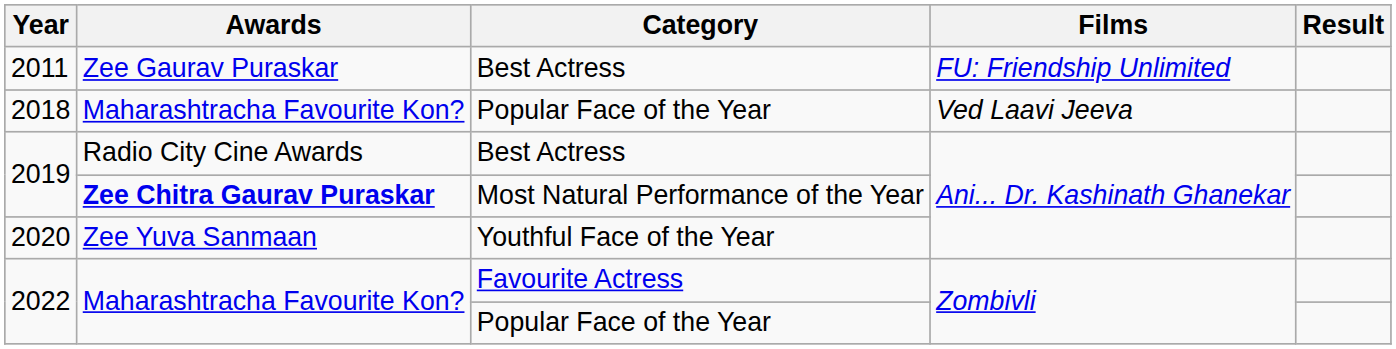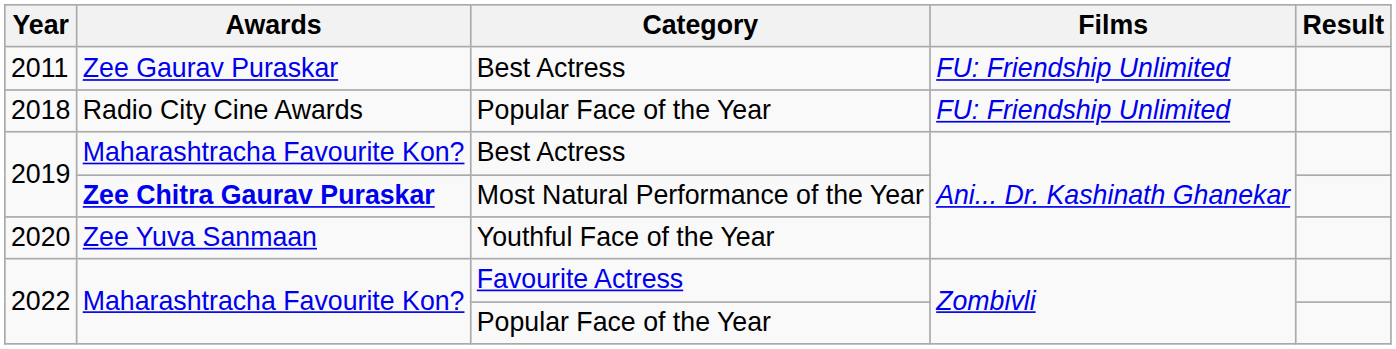(274, 110) Maharashtracha Favourite Kon? -> (223, 110) Radio City Cine Awards
(1034, 110) Ved Laavi Jeeva -> (1083, 110) FU: Friendship Unlimited
(223, 152) Radio City Cine Awards -> (274, 152) Maharashtracha Favourite Kon?
